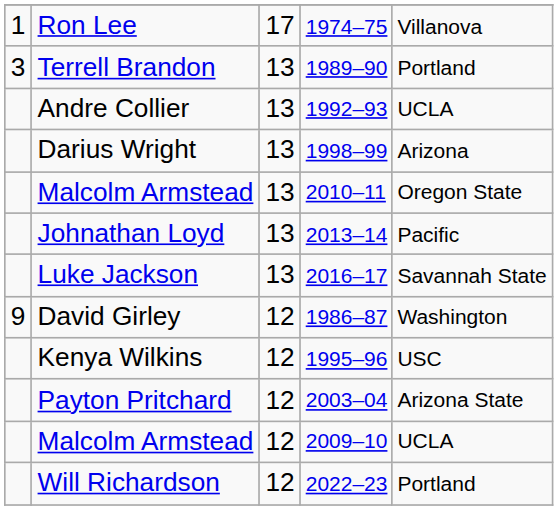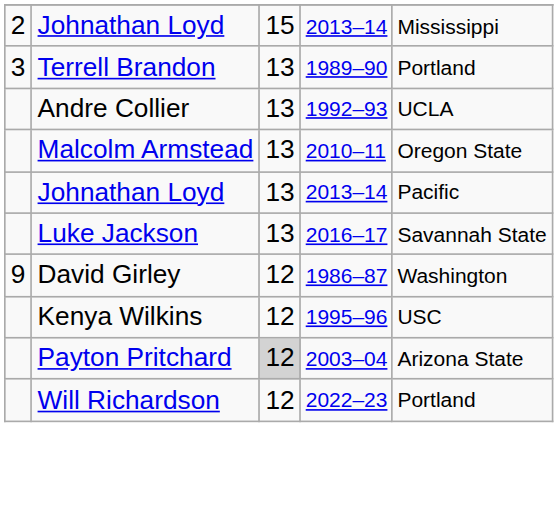- row: (18, 25)
+ row: (18, 25)
- row: (18, 150)
(280, 399) no background -> (280, 358) lightgrey background
- row: (18, 442)
